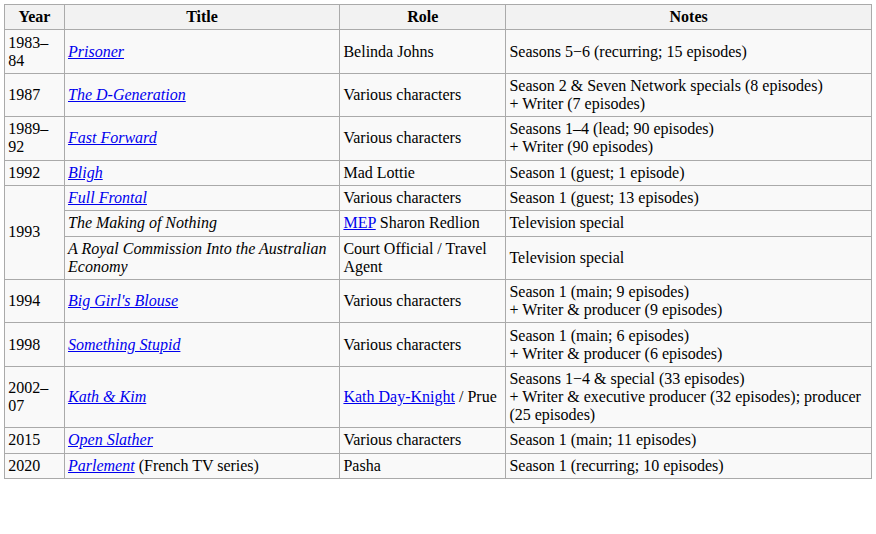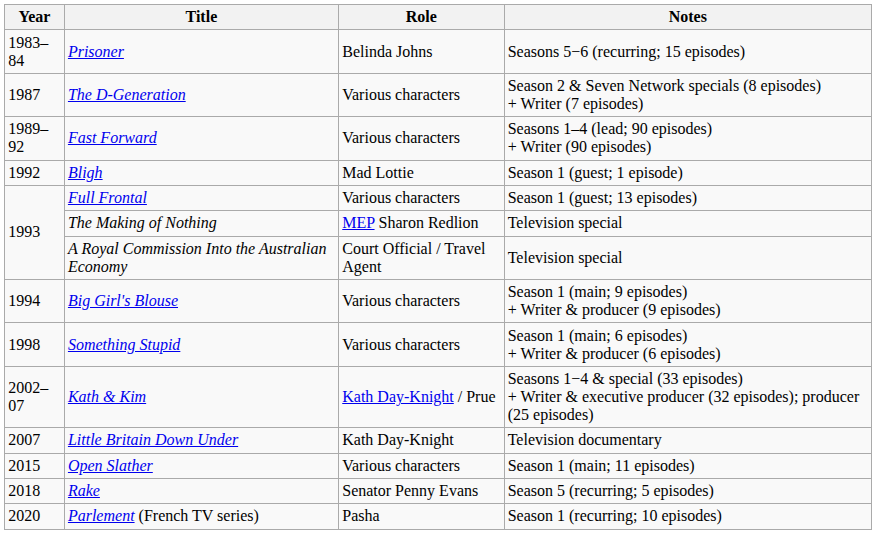+ row: (153, 440)
+ row: (84, 491)
